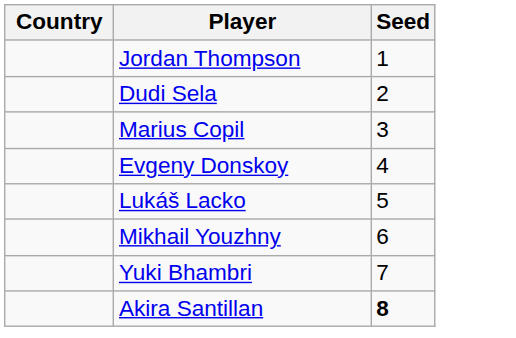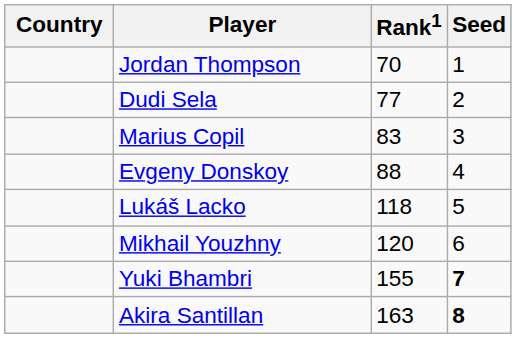+ column: (409, 25)
(382, 272) normal -> (458, 278) bold
